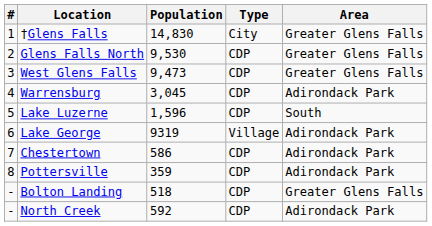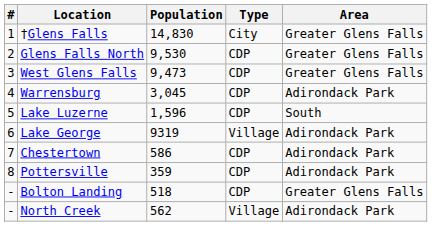(161, 211) 592 -> (161, 211) 562
(239, 211) CDP -> (254, 211) Village
